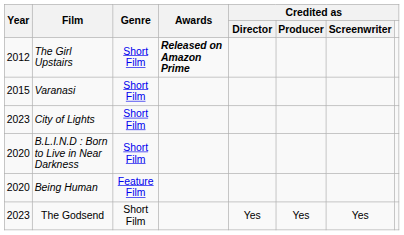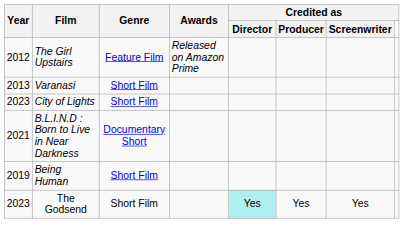(136, 57) Short Film -> (134, 57) Feature Film
(192, 57) bold -> (198, 57) normal
(18, 91) 2015 -> (18, 85) 2013
(18, 153) 2020 -> (18, 136) 2021
(136, 153) Short Film -> (134, 136) Documentary Short
(18, 187) 2020 -> (18, 176) 2019
(136, 187) Feature Film -> (134, 176) Short Film
(252, 215) no background -> (252, 204) paleturquoise background
